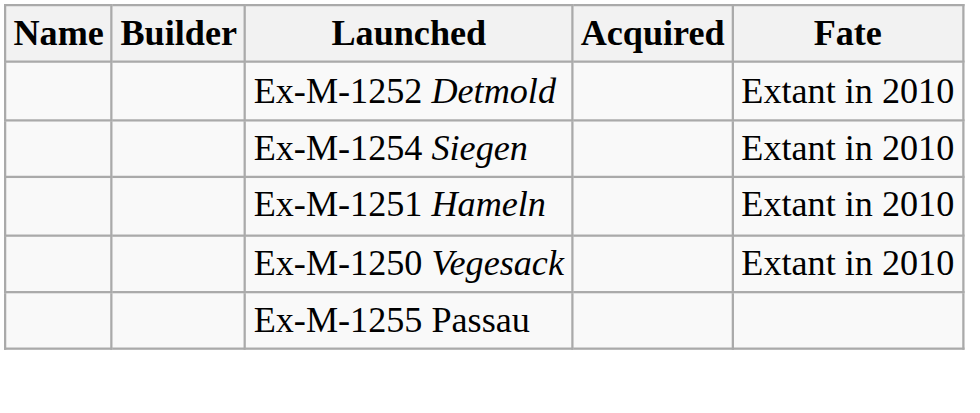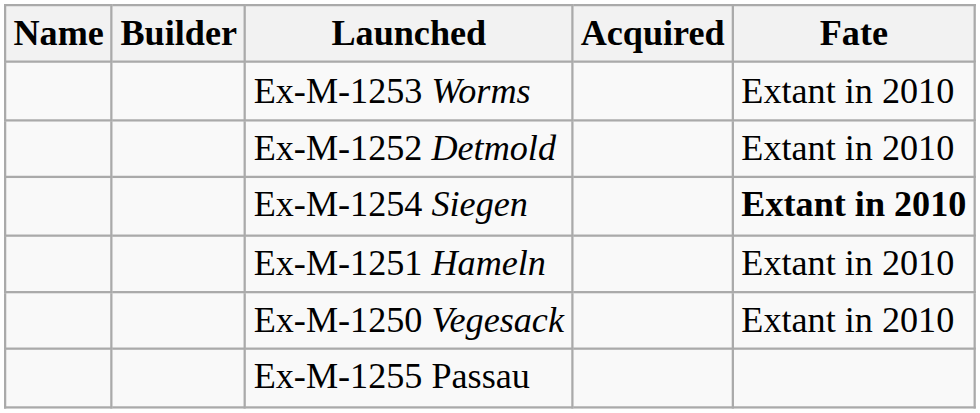+ row: (392, 90)
(848, 147) normal -> (854, 205) bold
